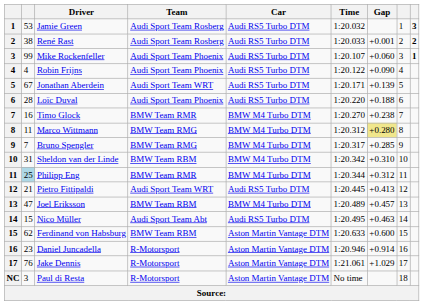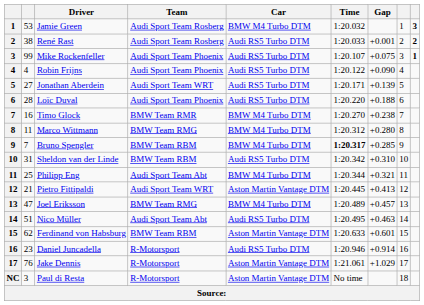(269, 26) Audi RS5 Turbo DTM -> (269, 26) BMW M4 Turbo DTM
(382, 55) +0.060 -> (382, 55) +0.075
(28, 85) 67 -> (28, 85) 27
(382, 129) khaki background -> (382, 129) no background
(164, 144) BMW Team RMG -> (163, 144) BMW Team RBM
(349, 144) normal -> (350, 144) bold
(269, 159) BMW M4 Turbo DTM -> (269, 159) Audi RS5 Turbo DTM
(28, 174) lightblue background -> (28, 174) no background
(163, 174) BMW Team RMR -> (169, 174) Audi Sport Team Abt
(382, 174) +0.312 -> (382, 174) +0.321
(269, 189) Audi RS5 Turbo DTM -> (279, 189) Aston Martin Vantage DTM
(163, 204) BMW Team RBM -> (164, 204) BMW Team RMG
(28, 218) 15 -> (28, 218) 51
(382, 233) +0.600 -> (382, 233) +0.601
(279, 248) Aston Martin Vantage DTM -> (269, 248) Audi RS5 Turbo DTM
